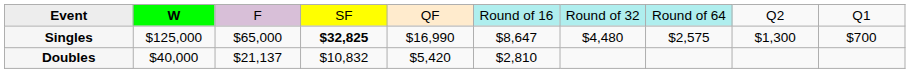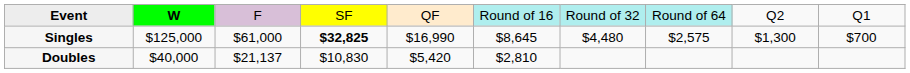(258, 37) $65,000 -> (258, 37) $61,000
(516, 37) $8,647 -> (516, 37) $8,645
(344, 58) $10,832 -> (344, 58) $10,830
